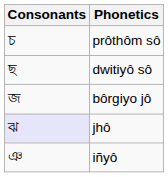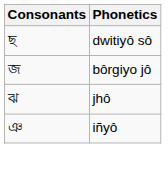- row: (126, 40)
(13, 127) lavender background -> (13, 98) no background
